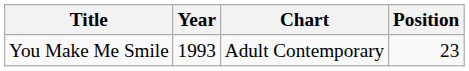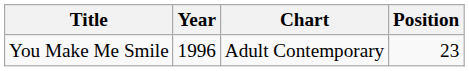(197, 50) 1993 -> (197, 50) 1996
